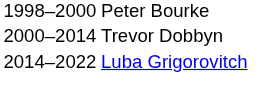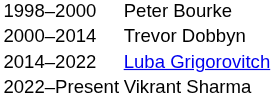+ row: (187, 87)
